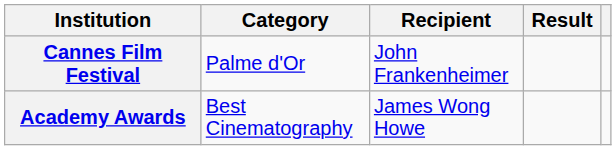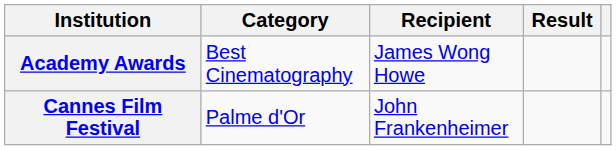rows swapped: (103, 117) <-> (103, 63)
